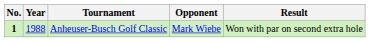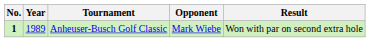(36, 29) 1988 -> (36, 29) 1989
